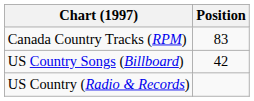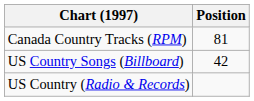(221, 38) 83 -> (221, 38) 81
